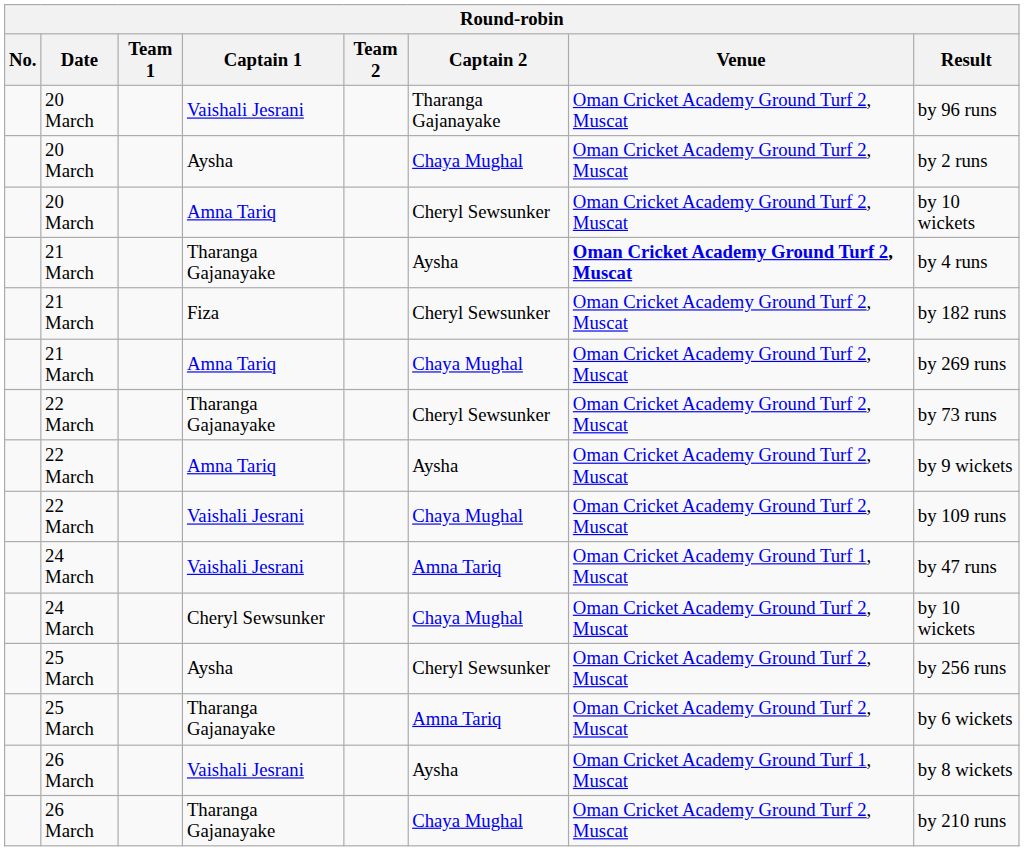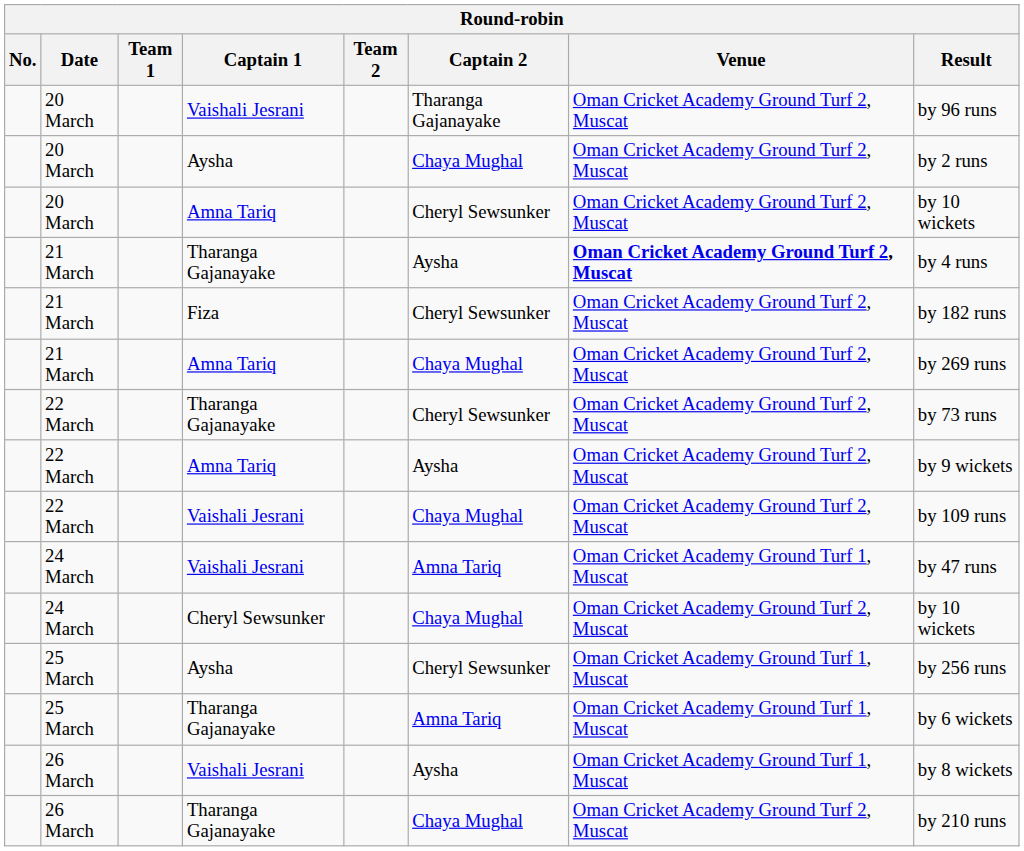(722, 668) Oman Cricket Academy Ground Turf 2, Muscat -> (722, 668) Oman Cricket Academy Ground Turf 1, Muscat
(722, 719) Oman Cricket Academy Ground Turf 2, Muscat -> (722, 719) Oman Cricket Academy Ground Turf 1, Muscat
